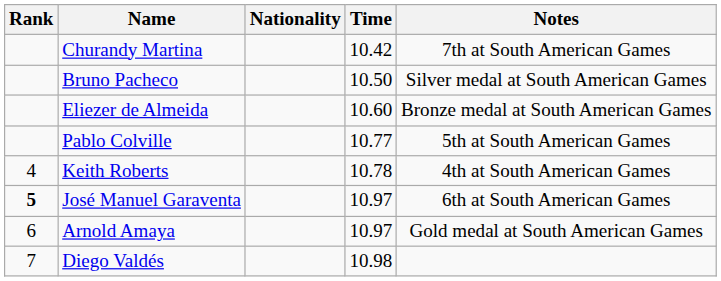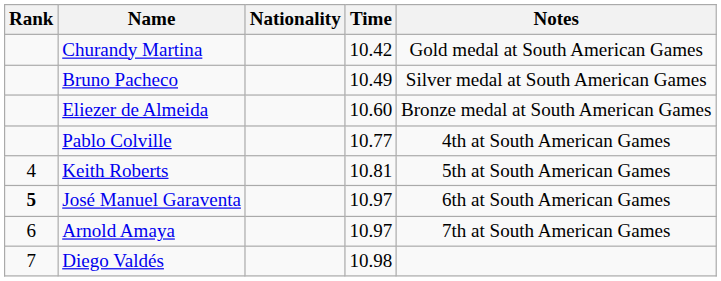(556, 49) 7th at South American Games -> (556, 49) Gold medal at South American Games
(371, 79) 10.50 -> (371, 79) 10.49
(556, 140) 5th at South American Games -> (556, 140) 4th at South American Games
(371, 170) 10.78 -> (371, 170) 10.81
(556, 170) 4th at South American Games -> (556, 170) 5th at South American Games
(556, 230) Gold medal at South American Games -> (556, 230) 7th at South American Games
